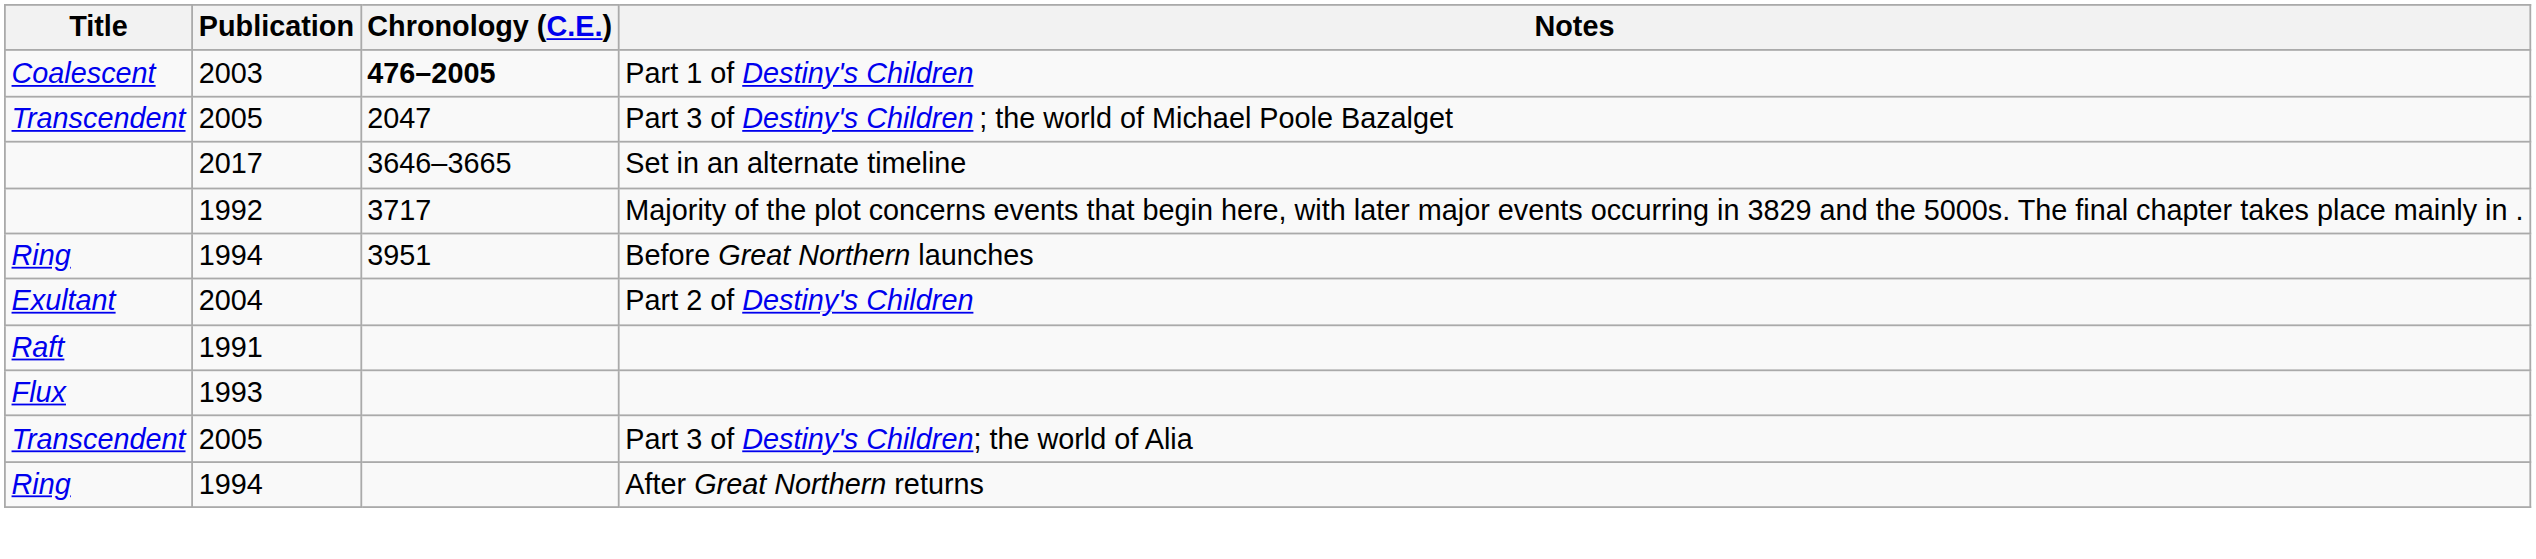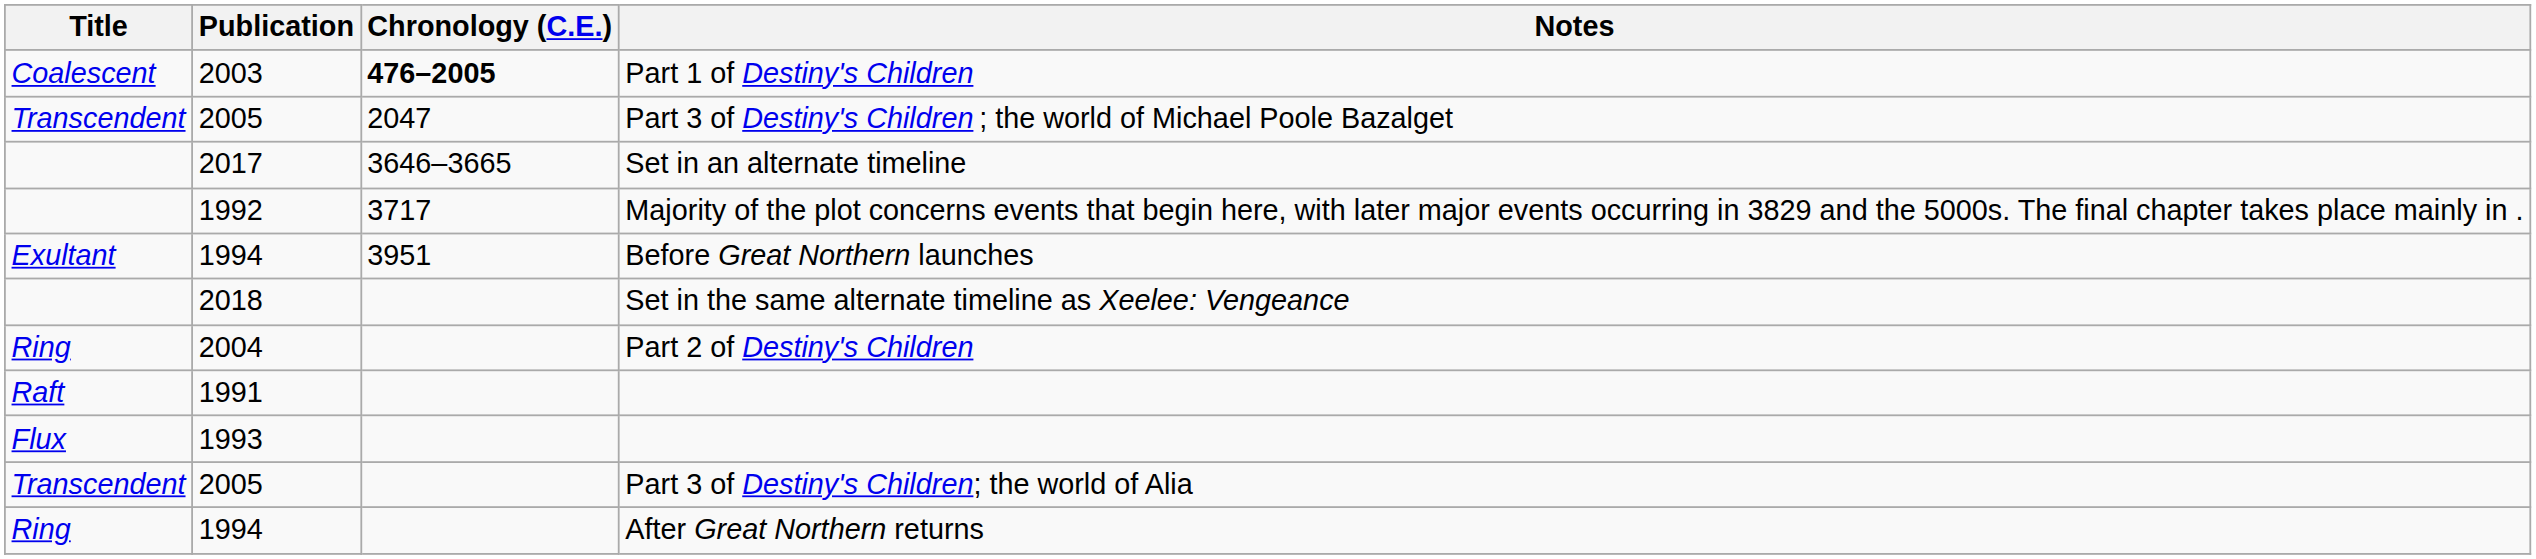(41, 255) Ring -> (64, 255) Exultant
+ row: (231, 301)
(64, 301) Exultant -> (41, 347) Ring
